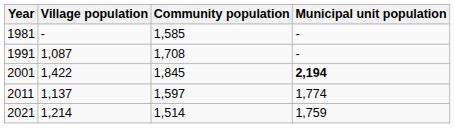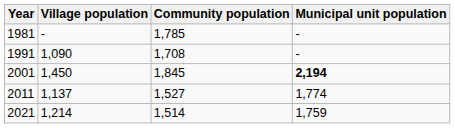(169, 34) 1,585 -> (169, 34) 1,785
(56, 53) 1,087 -> (56, 53) 1,090
(56, 73) 1,422 -> (56, 73) 1,450
(169, 93) 1,597 -> (169, 93) 1,527
